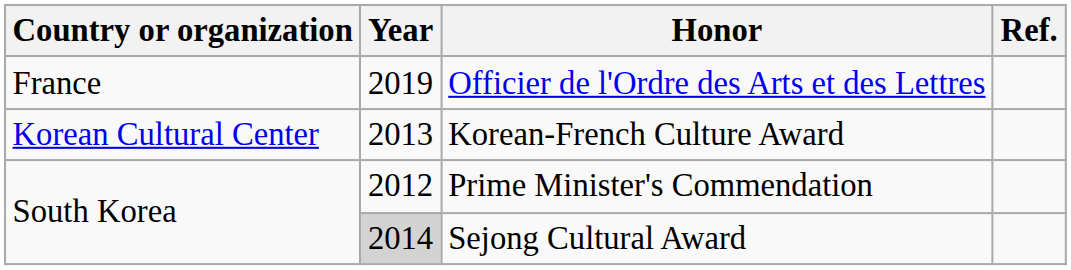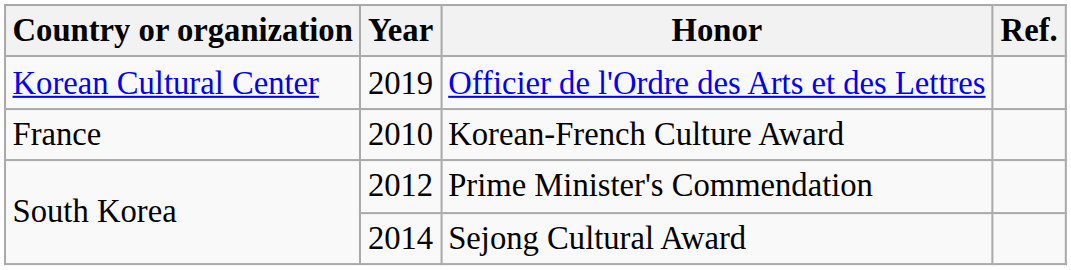(57, 82) France -> (166, 82) Korean Cultural Center
(166, 133) Korean Cultural Center -> (57, 133) France
(401, 133) 2013 -> (401, 133) 2010
(401, 237) lightgrey background -> (401, 237) no background
